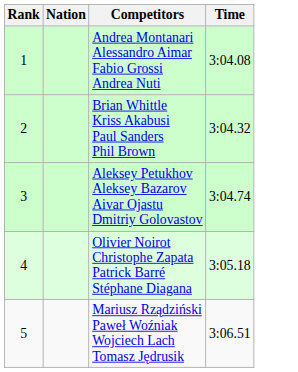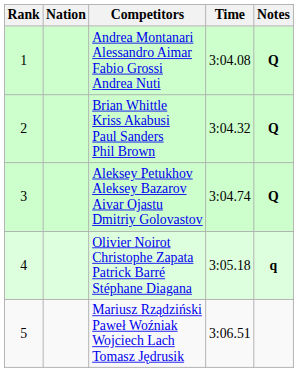+ column: (273, 15)
